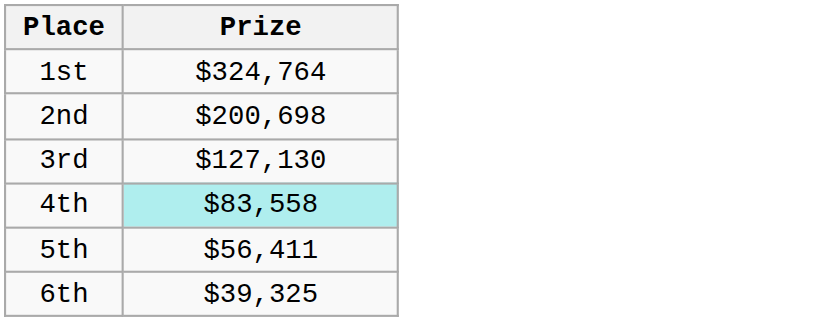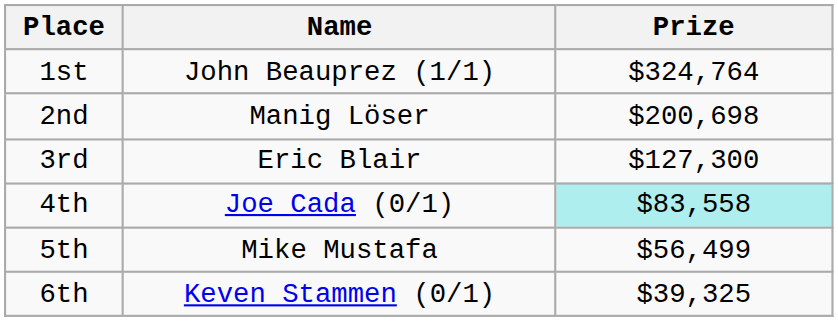+ column: (340, 27)
(261, 161) $127,130 -> (694, 161) $127,300
(261, 250) $56,411 -> (694, 250) $56,499
